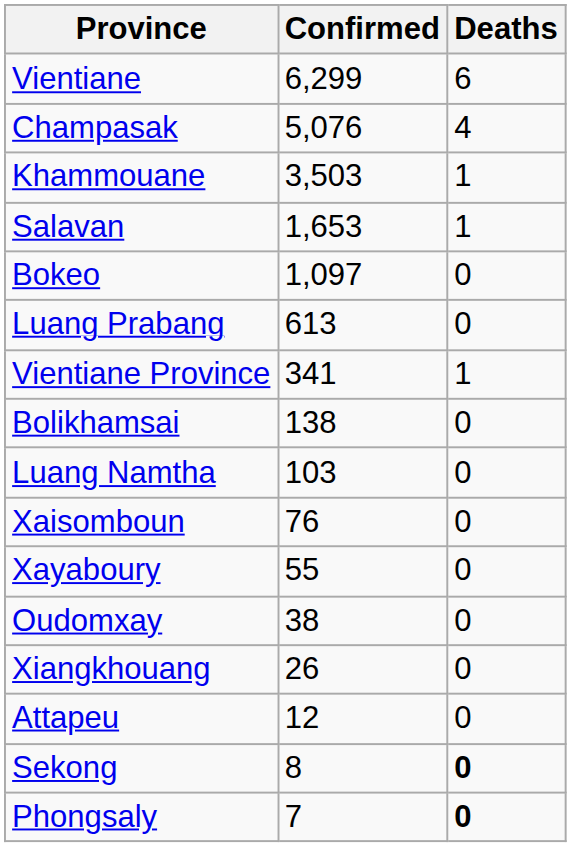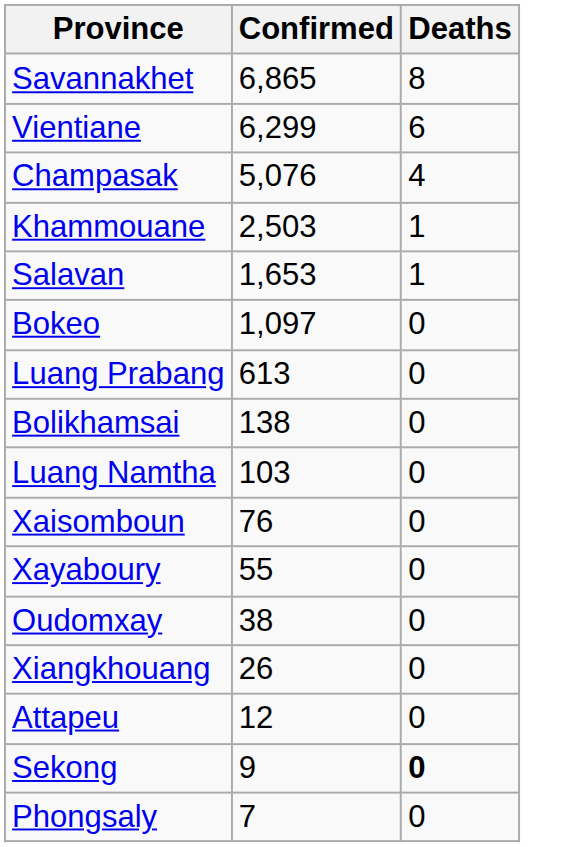+ row: (103, 78)
(324, 176) 3,503 -> (278, 226) 2,503
- row: (141, 373)
(293, 767) 8 -> (247, 767) 9
(463, 816) bold -> (417, 816) normal
